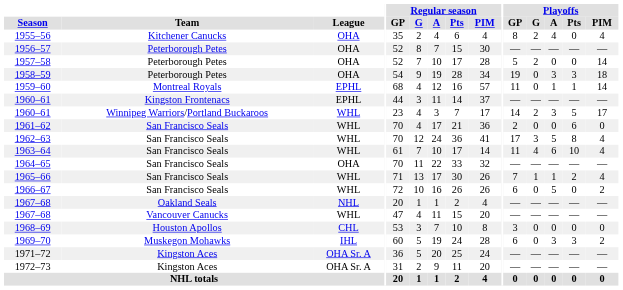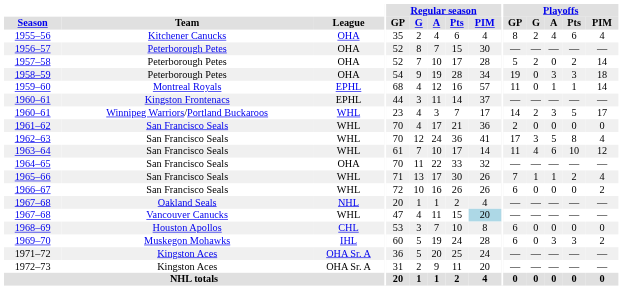(574, 36) 0 -> (574, 36) 6
(574, 61) 0 -> (574, 61) 2
(574, 125) 6 -> (574, 125) 0
(602, 151) 4 -> (602, 151) 12
(554, 189) 5 -> (554, 189) 0
(485, 215) no background -> (485, 215) lightblue background
(515, 228) 3 -> (515, 228) 6
